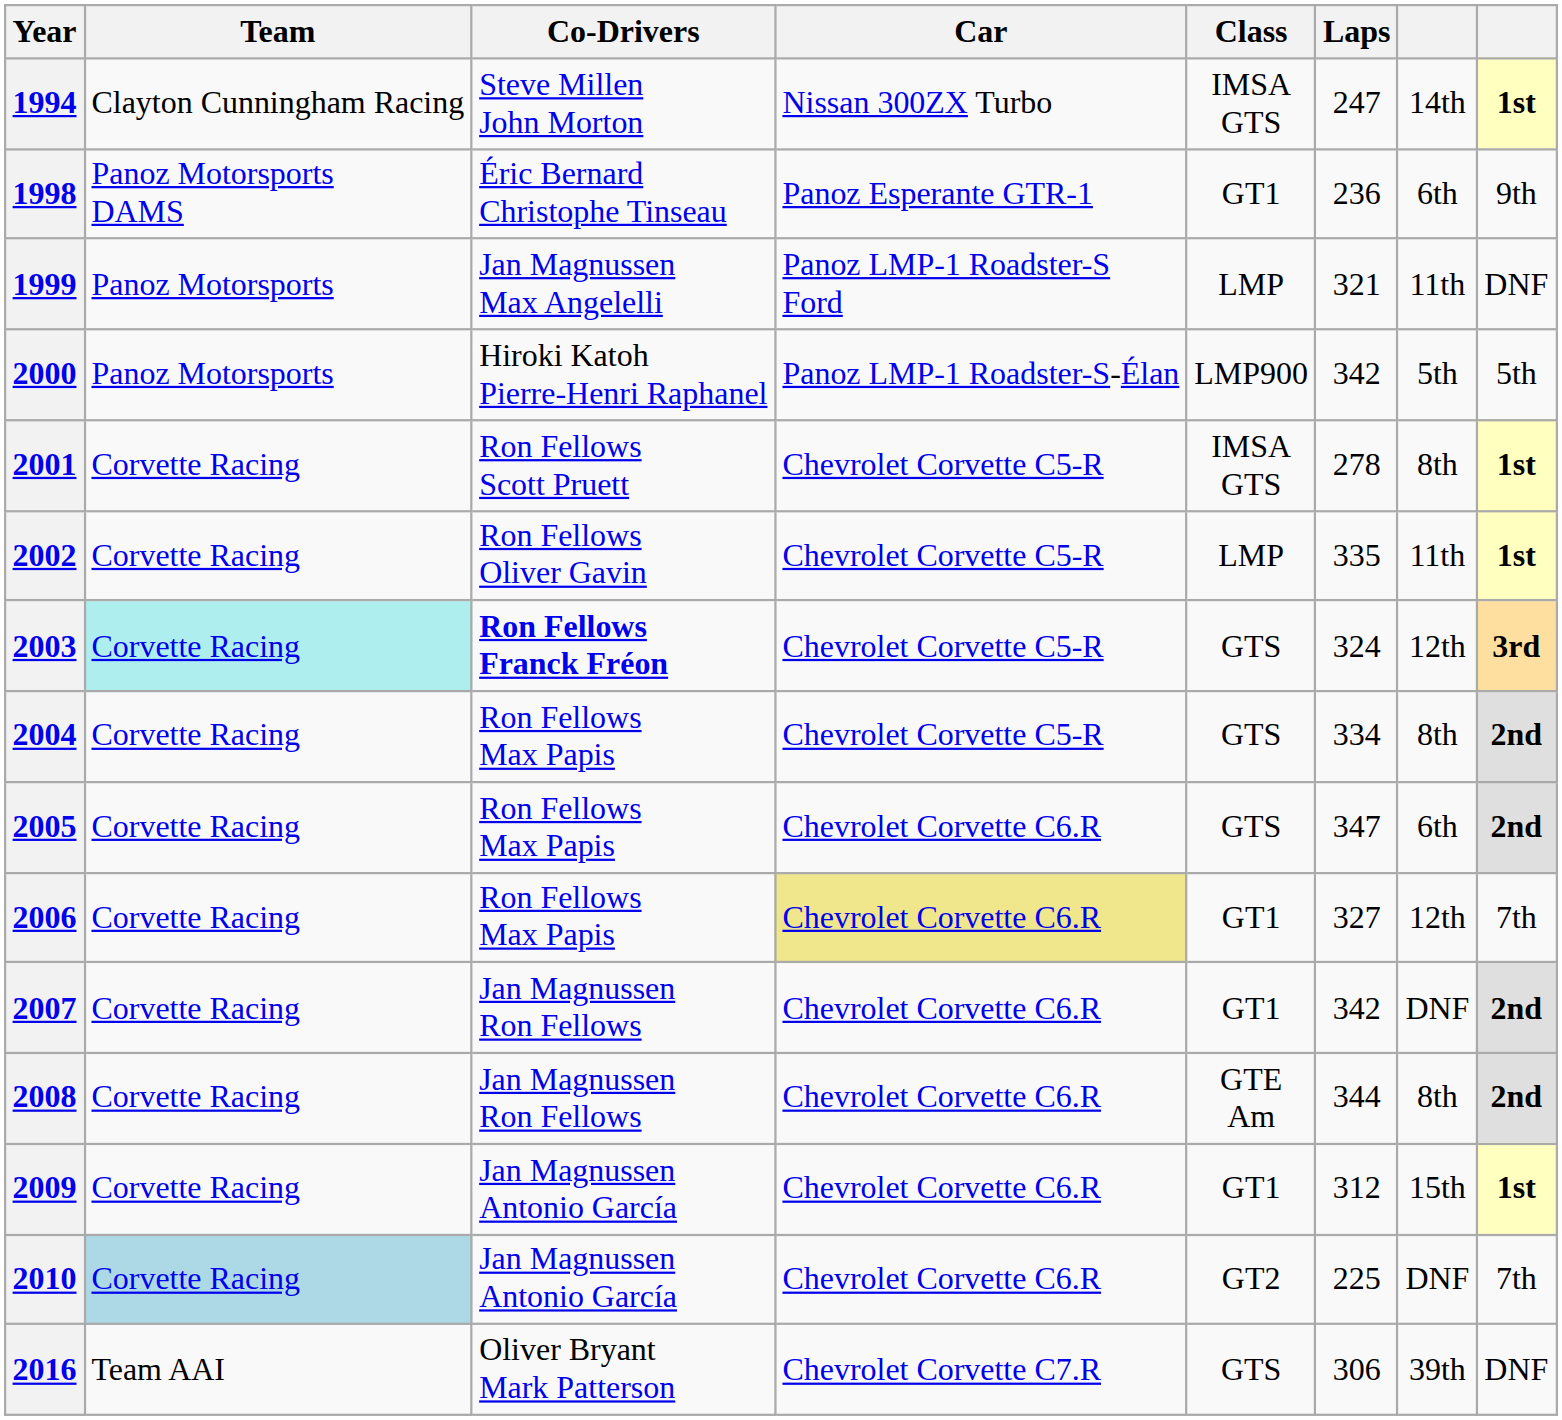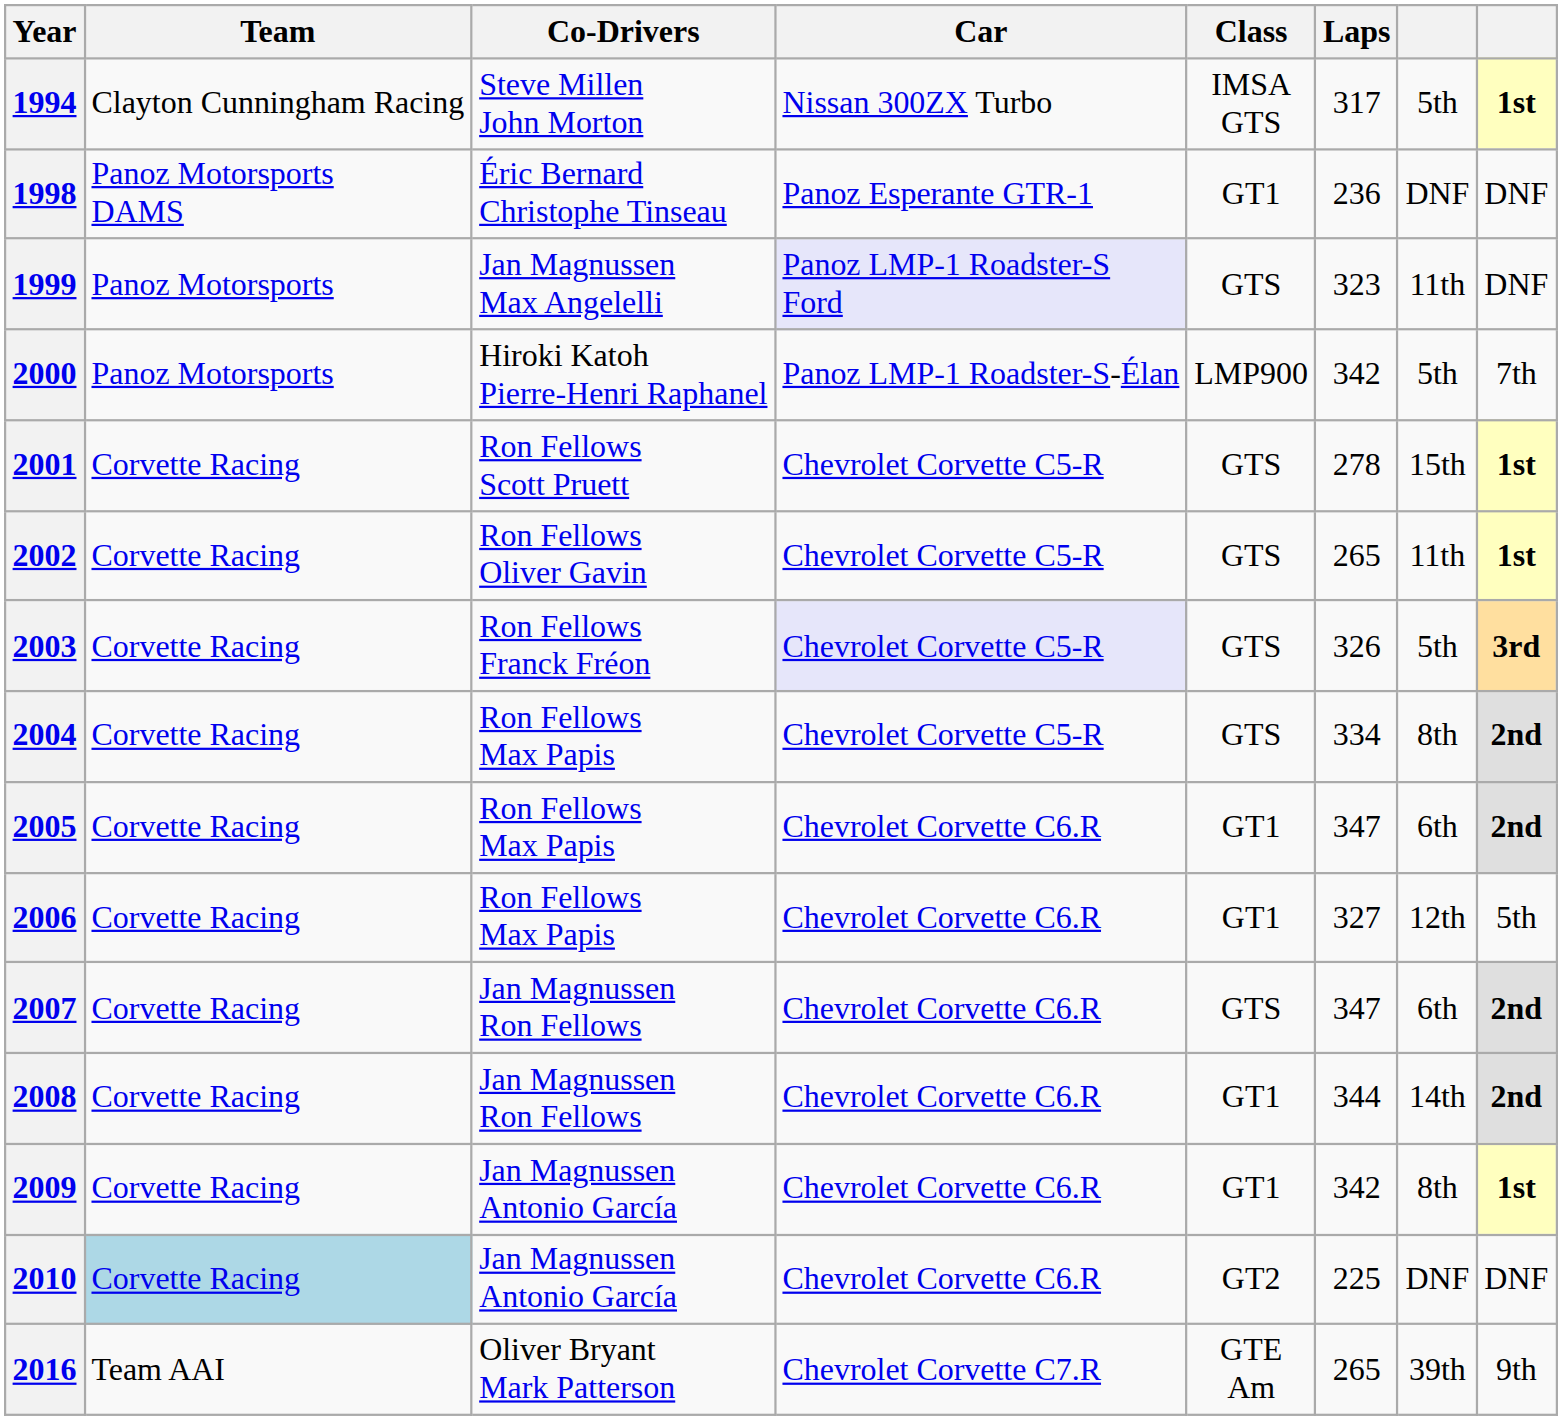(1357, 102) 247 -> (1357, 102) 317
(1437, 102) 14th -> (1437, 102) 5th
(1437, 193) 6th -> (1437, 193) DNF
(1516, 193) 9th -> (1516, 193) DNF
(946, 283) no background -> (946, 283) lavender background
(1251, 283) LMP -> (1251, 283) GTS
(1357, 283) 321 -> (1357, 283) 323
(1516, 374) 5th -> (1516, 374) 7th
(1251, 464) IMSA GTS -> (1251, 464) GTS
(1437, 464) 8th -> (1437, 464) 15th
(1251, 555) LMP -> (1251, 555) GTS
(1357, 555) 335 -> (1357, 555) 265
(196, 645) paleturquoise background -> (196, 645) no background
(574, 645) bold -> (565, 645) normal
(943, 645) no background -> (943, 645) lavender background
(1357, 645) 324 -> (1357, 645) 326
(1437, 645) 12th -> (1437, 645) 5th
(1251, 826) GTS -> (1251, 826) GT1
(942, 917) khaki background -> (942, 917) no background
(1516, 917) 7th -> (1516, 917) 5th
(1251, 1007) GT1 -> (1251, 1007) GTS
(1357, 1007) 342 -> (1357, 1007) 347
(1437, 1007) DNF -> (1437, 1007) 6th
(1251, 1097) GTE Am -> (1251, 1097) GT1
(1437, 1097) 8th -> (1437, 1097) 14th
(1357, 1188) 312 -> (1357, 1188) 342
(1437, 1188) 15th -> (1437, 1188) 8th
(1516, 1278) 7th -> (1516, 1278) DNF
(1251, 1369) GTS -> (1251, 1369) GTE Am
(1357, 1369) 306 -> (1357, 1369) 265
(1516, 1369) DNF -> (1516, 1369) 9th
